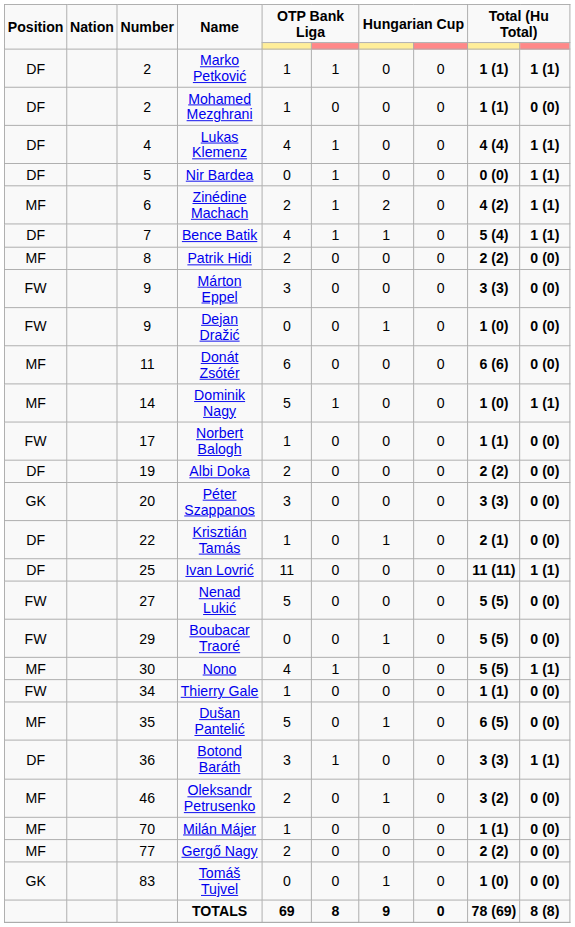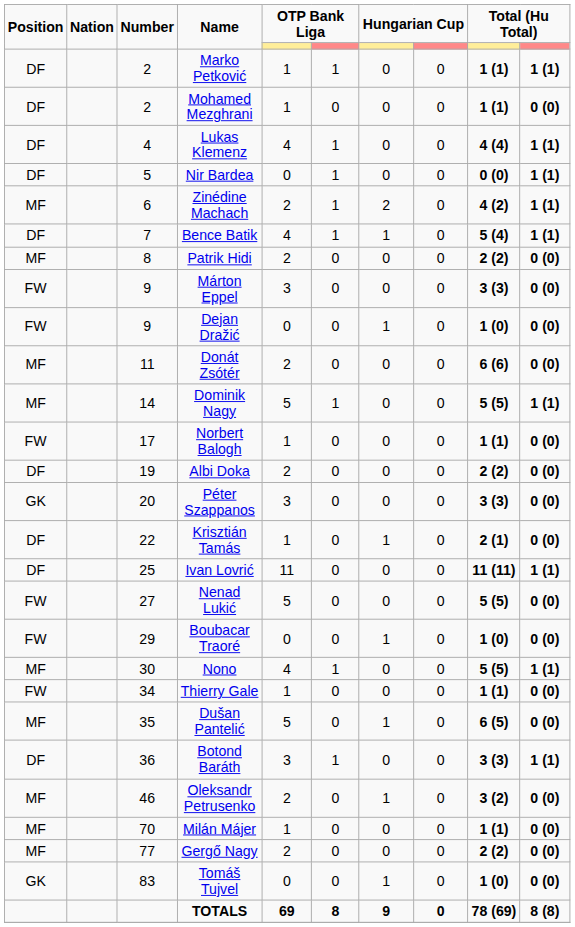(287, 365) 6 -> (287, 365) 2
(494, 403) 1 (0) -> (494, 403) 5 (5)
(494, 639) 5 (5) -> (494, 639) 1 (0)
